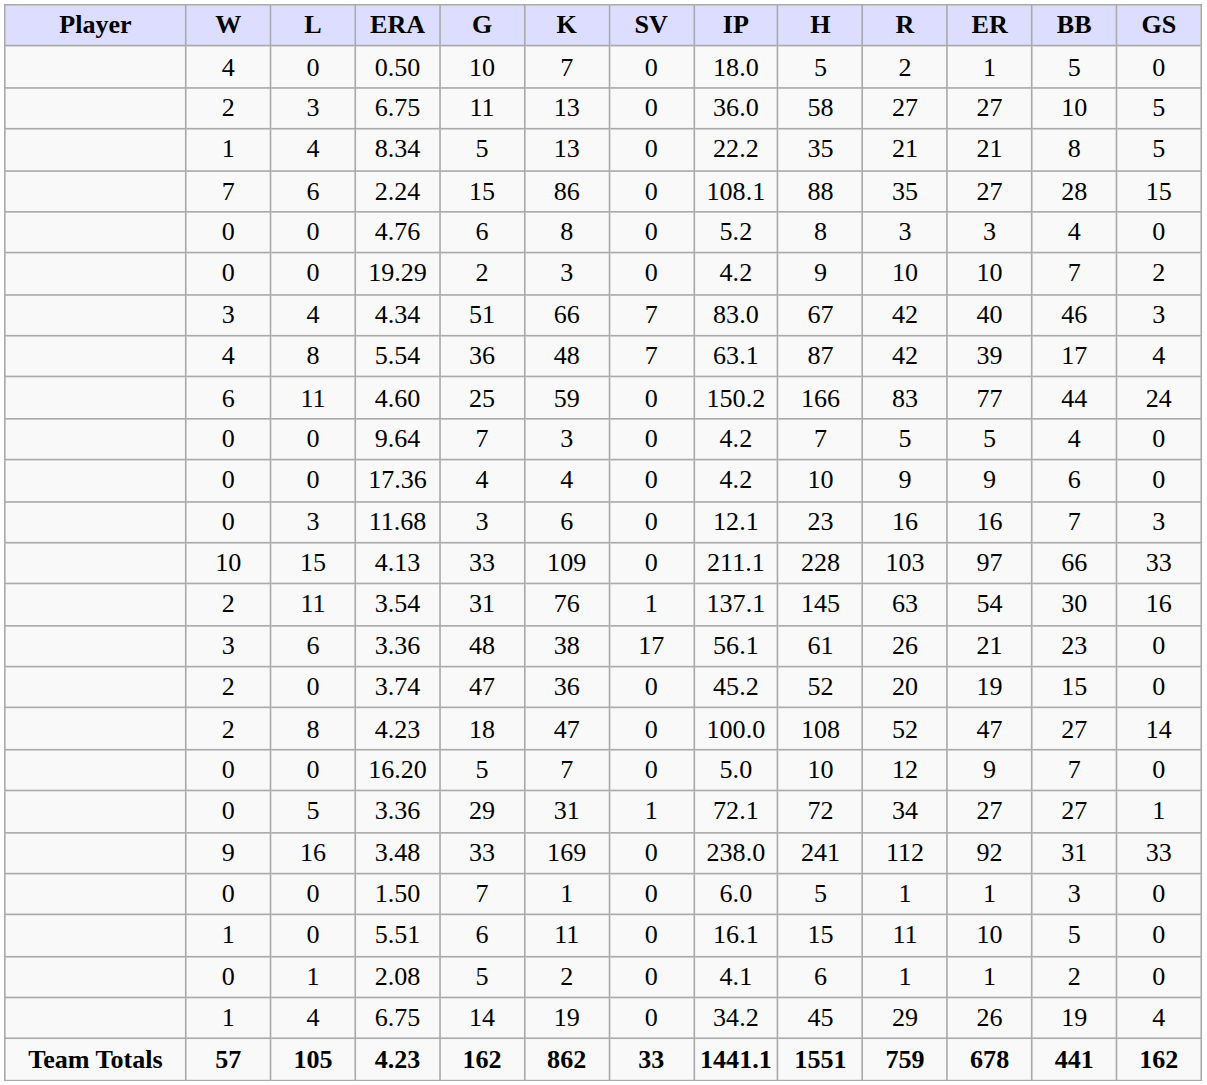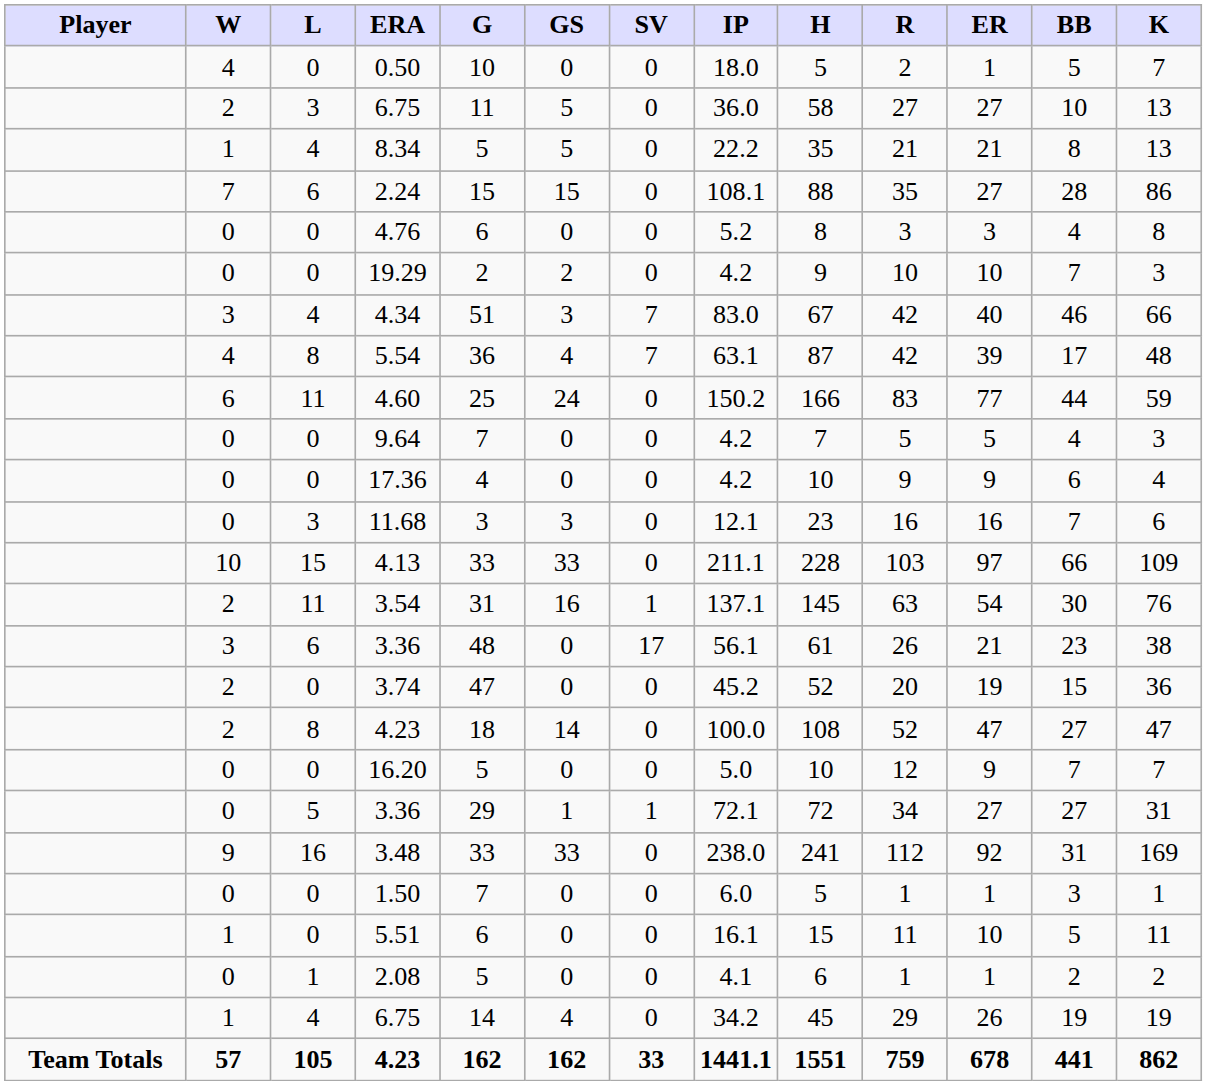columns swapped: (1159, 25) <-> (567, 25)
